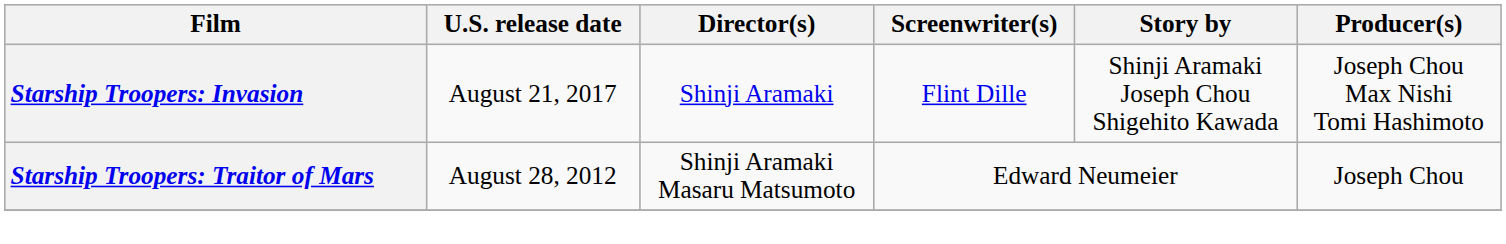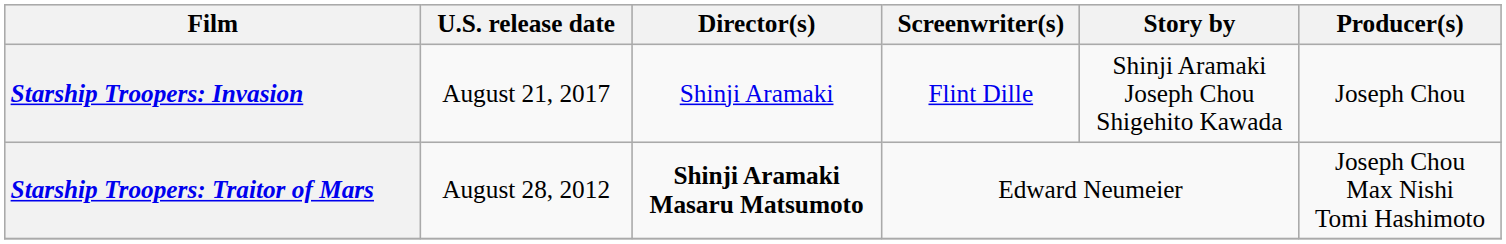(1399, 93) Joseph Chou Max Nishi Tomi Hashimoto -> (1400, 93) Joseph Chou
(757, 175) normal -> (757, 190) bold
(1399, 175) Joseph Chou -> (1400, 190) Joseph Chou Max Nishi Tomi Hashimoto
